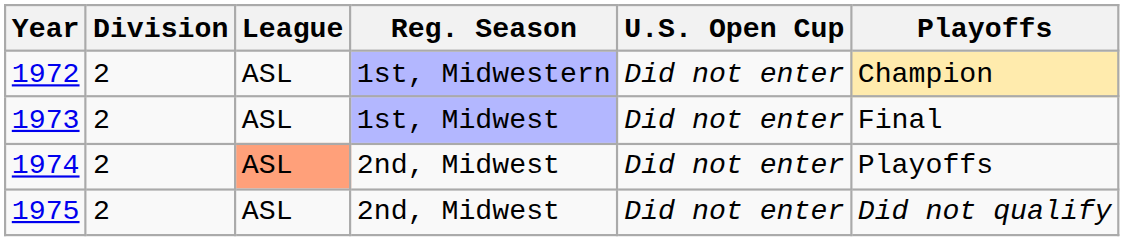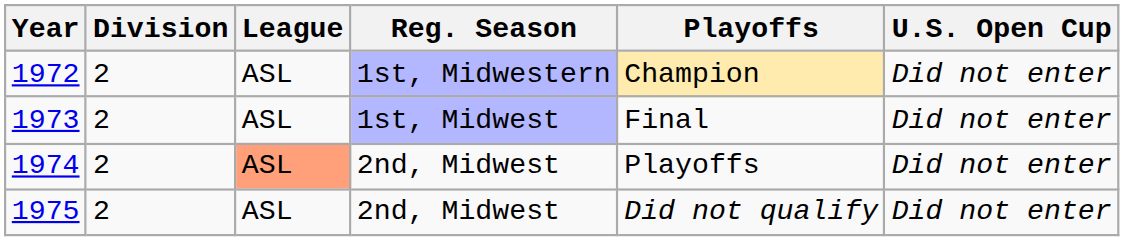columns swapped: (985, 28) <-> (734, 28)
